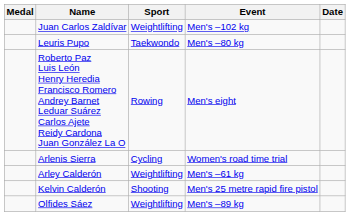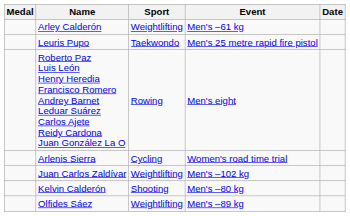rows swapped: (70, 174) <-> (82, 27)
(216, 42) Men's –80 kg -> (252, 42) Men's 25 metre rapid fire pistol
(252, 189) Men's 25 metre rapid fire pistol -> (216, 189) Men's –80 kg
